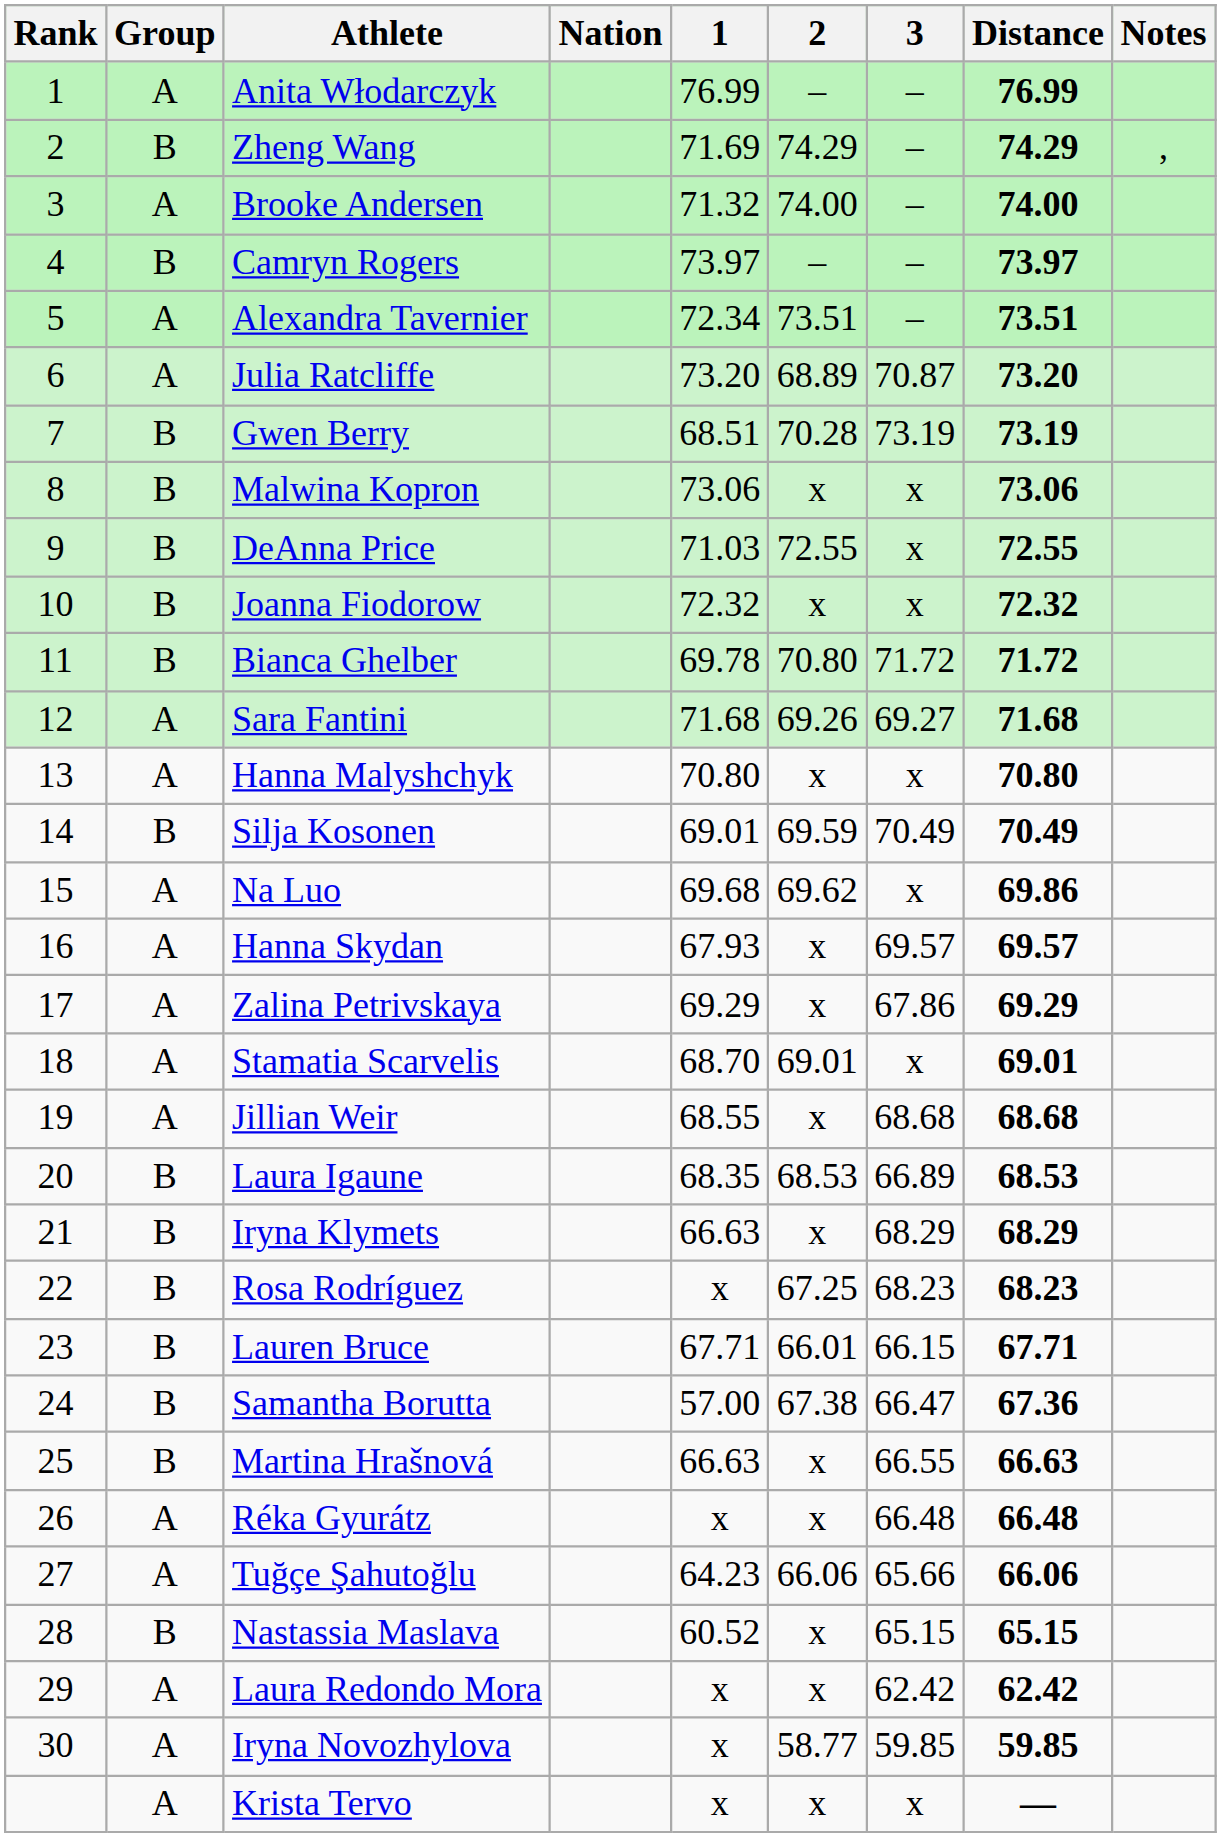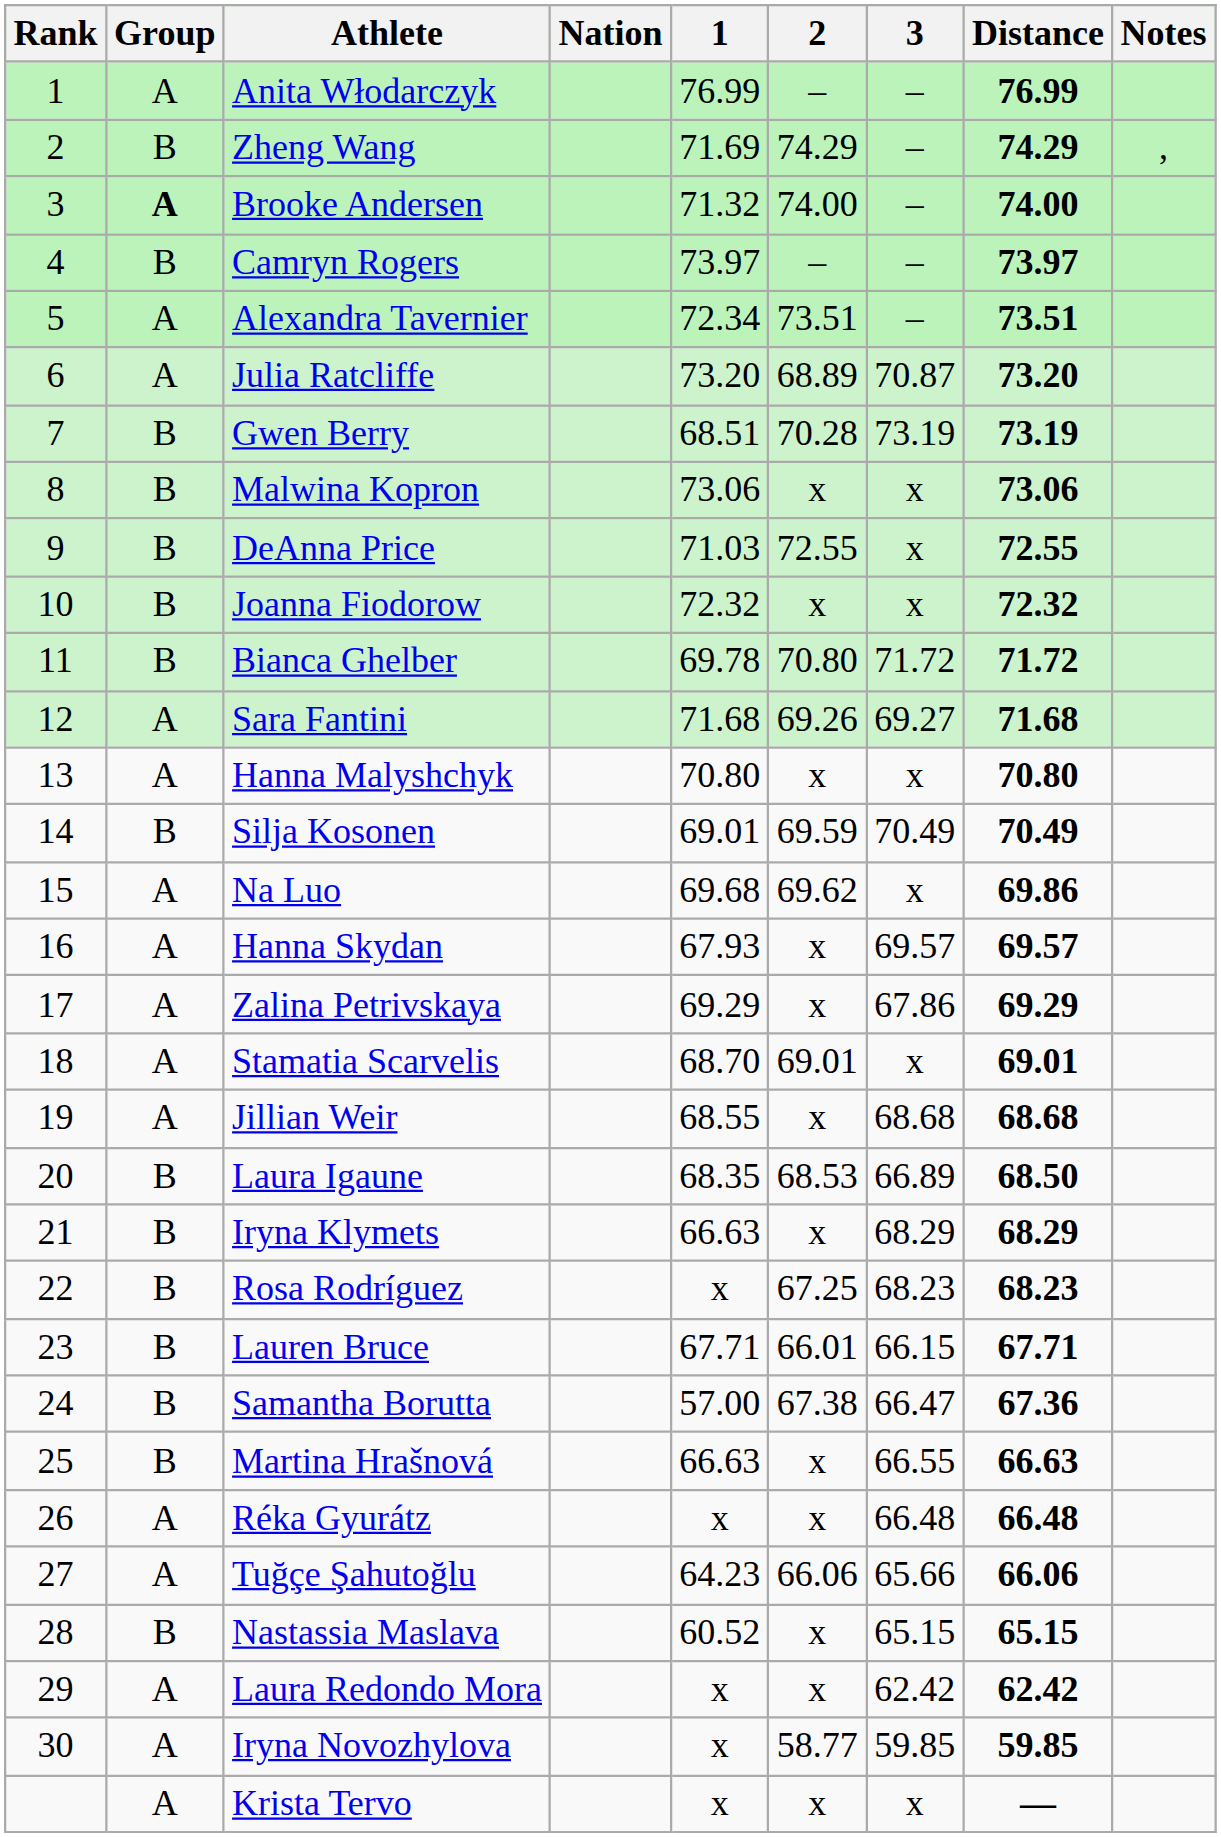(165, 204) normal -> (165, 204) bold
(1038, 1174) 68.53 -> (1038, 1174) 68.50
